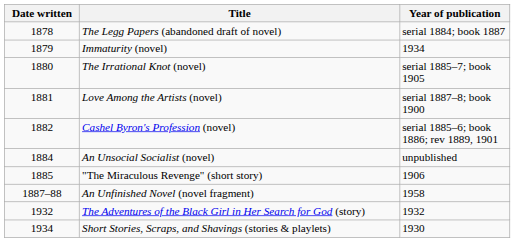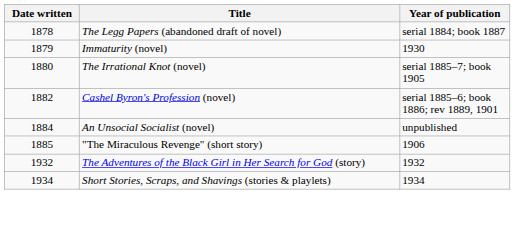(413, 48) 1934 -> (413, 48) 1930
- row: (152, 97)
- row: (168, 193)
(413, 228) 1930 -> (413, 180) 1934
